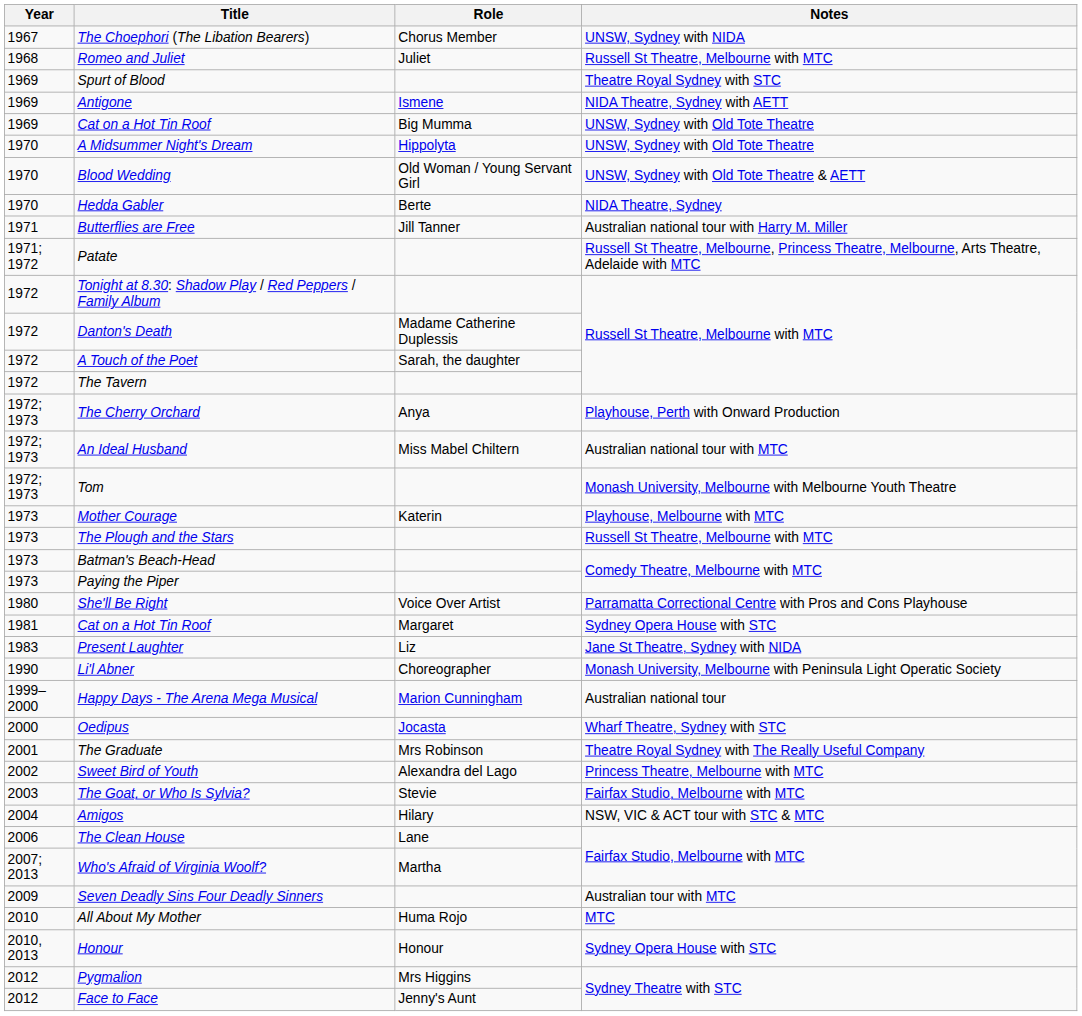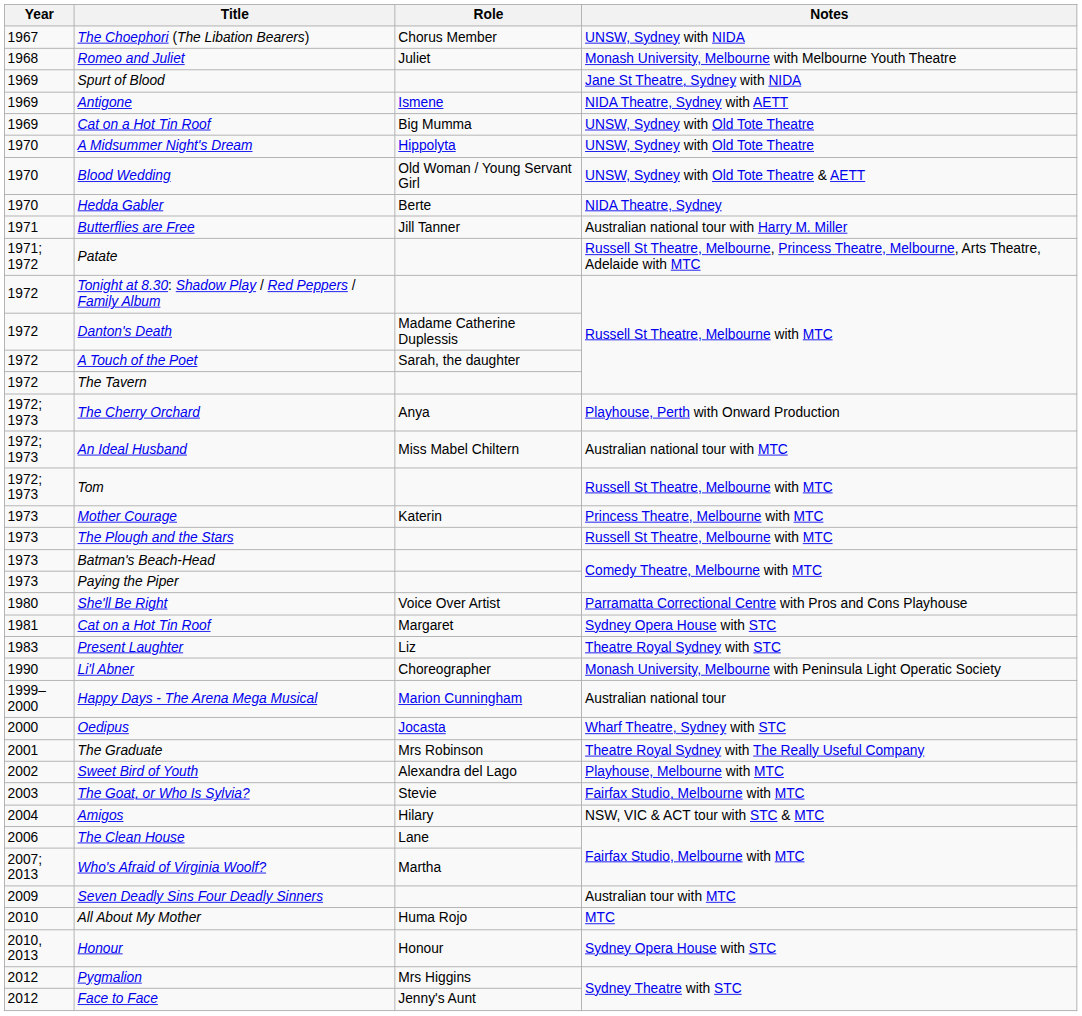(709, 59) Russell St Theatre, Melbourne with MTC -> (771, 59) Monash University, Melbourne with Melbourne Youth Theatre
(683, 80) Theatre Royal Sydney with STC -> (693, 80) Jane St Theatre, Sydney with NIDA
(771, 487) Monash University, Melbourne with Melbourne Youth Theatre -> (709, 487) Russell St Theatre, Melbourne with MTC
(684, 516) Playhouse, Melbourne with MTC -> (704, 516) Princess Theatre, Melbourne with MTC
(693, 647) Jane St Theatre, Sydney with NIDA -> (683, 647) Theatre Royal Sydney with STC
(704, 772) Princess Theatre, Melbourne with MTC -> (684, 772) Playhouse, Melbourne with MTC
